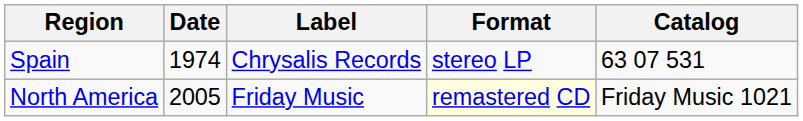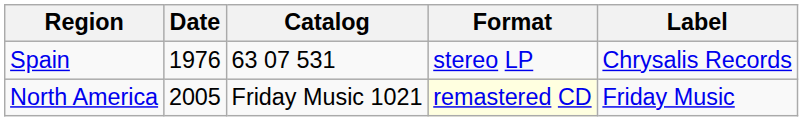columns swapped: (326, 23) <-> (696, 23)
(195, 60) 1974 -> (195, 60) 1976
